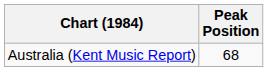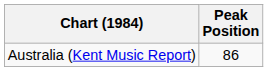(231, 54) 68 -> (231, 54) 86
